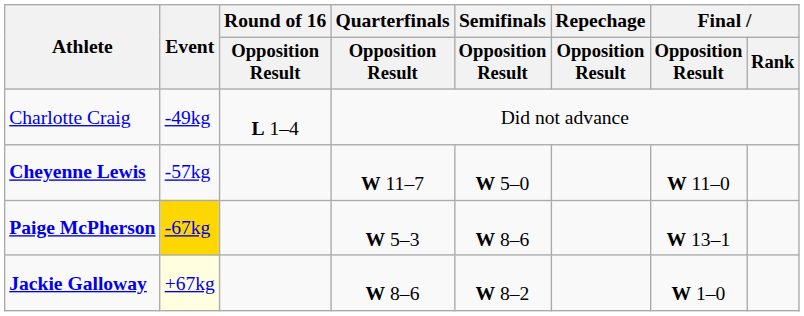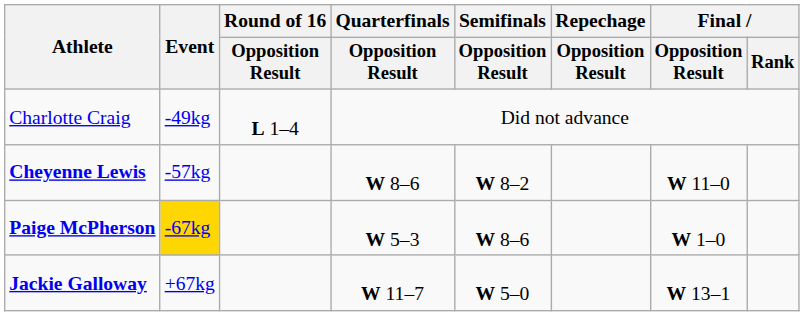(393, 184) W 11–7 -> (393, 184) W 8–6
(502, 184) W 5–0 -> (502, 184) W 8–2
(698, 239) W 13–1 -> (698, 239) W 1–0
(190, 283) lightyellow background -> (190, 283) no background
(393, 295) W 8–6 -> (393, 295) W 11–7
(502, 295) W 8–2 -> (502, 295) W 5–0
(698, 295) W 1–0 -> (698, 295) W 13–1
